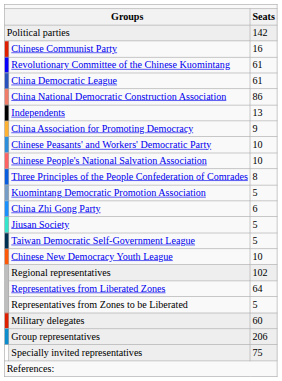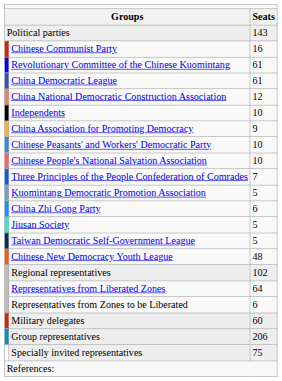(260, 33) 142 -> (260, 33) 143
(258, 97) 86 -> (258, 97) 12
(258, 113) 13 -> (258, 113) 10
(255, 177) 8 -> (255, 177) 7
(258, 256) 10 -> (258, 256) 48
(255, 304) 5 -> (255, 304) 6
